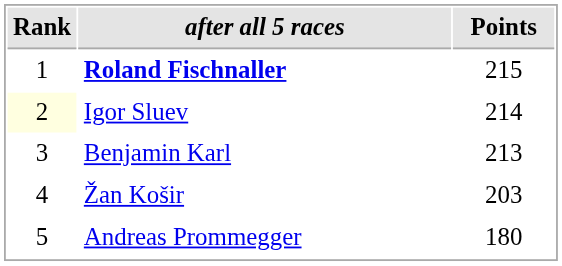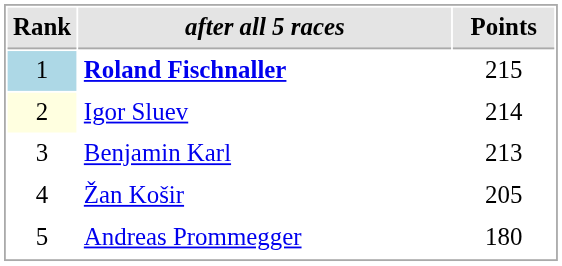(42, 70) no background -> (42, 70) lightblue background
(504, 195) 203 -> (504, 195) 205
